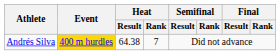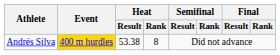(129, 42) 64.38 -> (129, 42) 53.38
(156, 42) 7 -> (156, 42) 8
